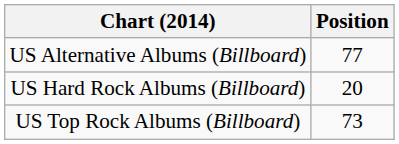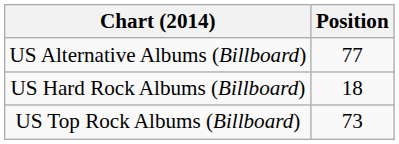(352, 88) 20 -> (352, 88) 18
